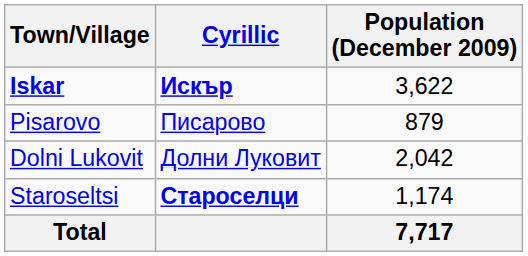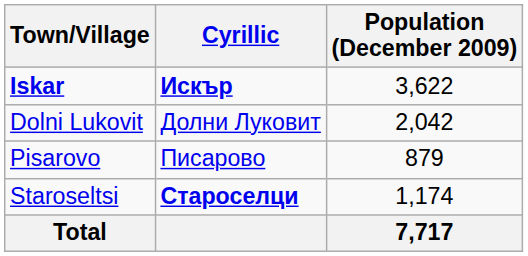rows swapped: (76, 159) <-> (55, 122)
